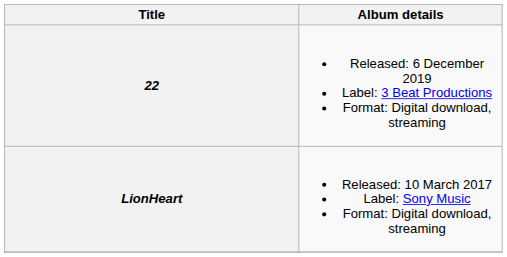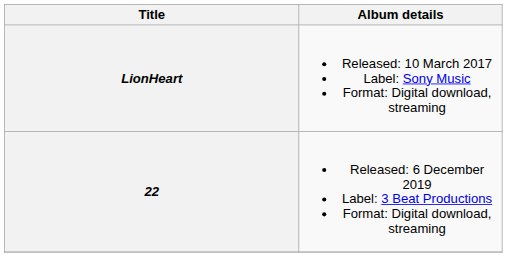rows swapped: (152, 199) <-> (152, 85)
